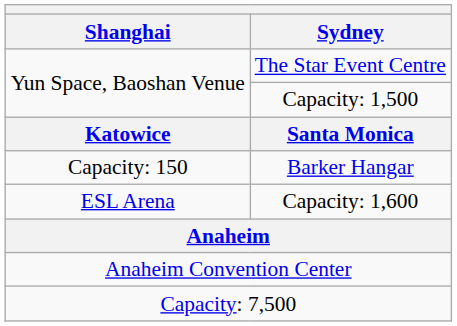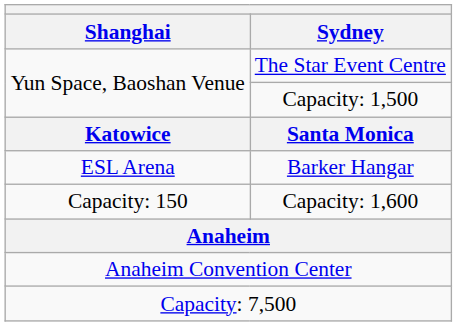(128, 167) Capacity: 150 -> (128, 167) ESL Arena
(128, 201) ESL Arena -> (128, 201) Capacity: 150
